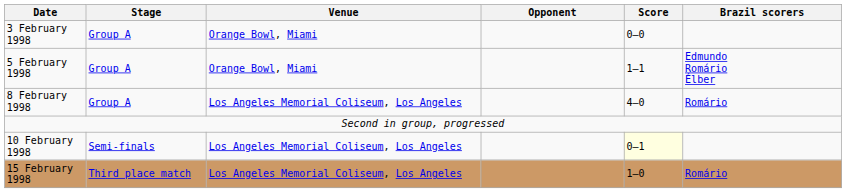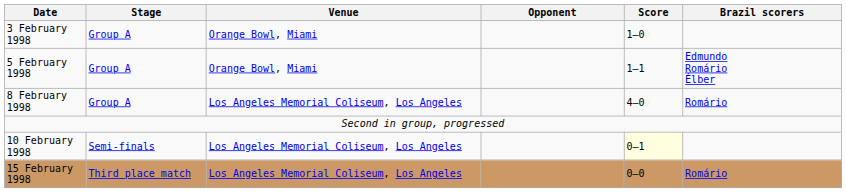(635, 35) 0–0 -> (635, 35) 1–0
(635, 174) 1–0 -> (635, 174) 0–0
